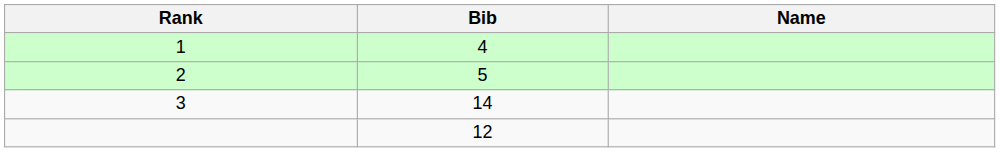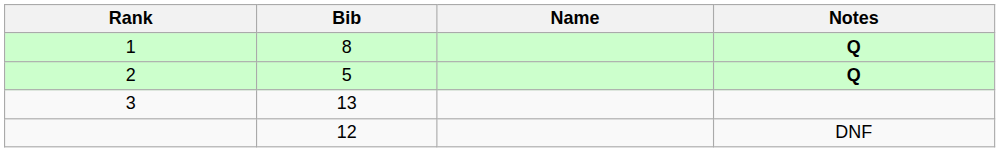+ column: (854, 18)
(483, 47) 4 -> (347, 47) 8
(483, 103) 14 -> (347, 103) 13
